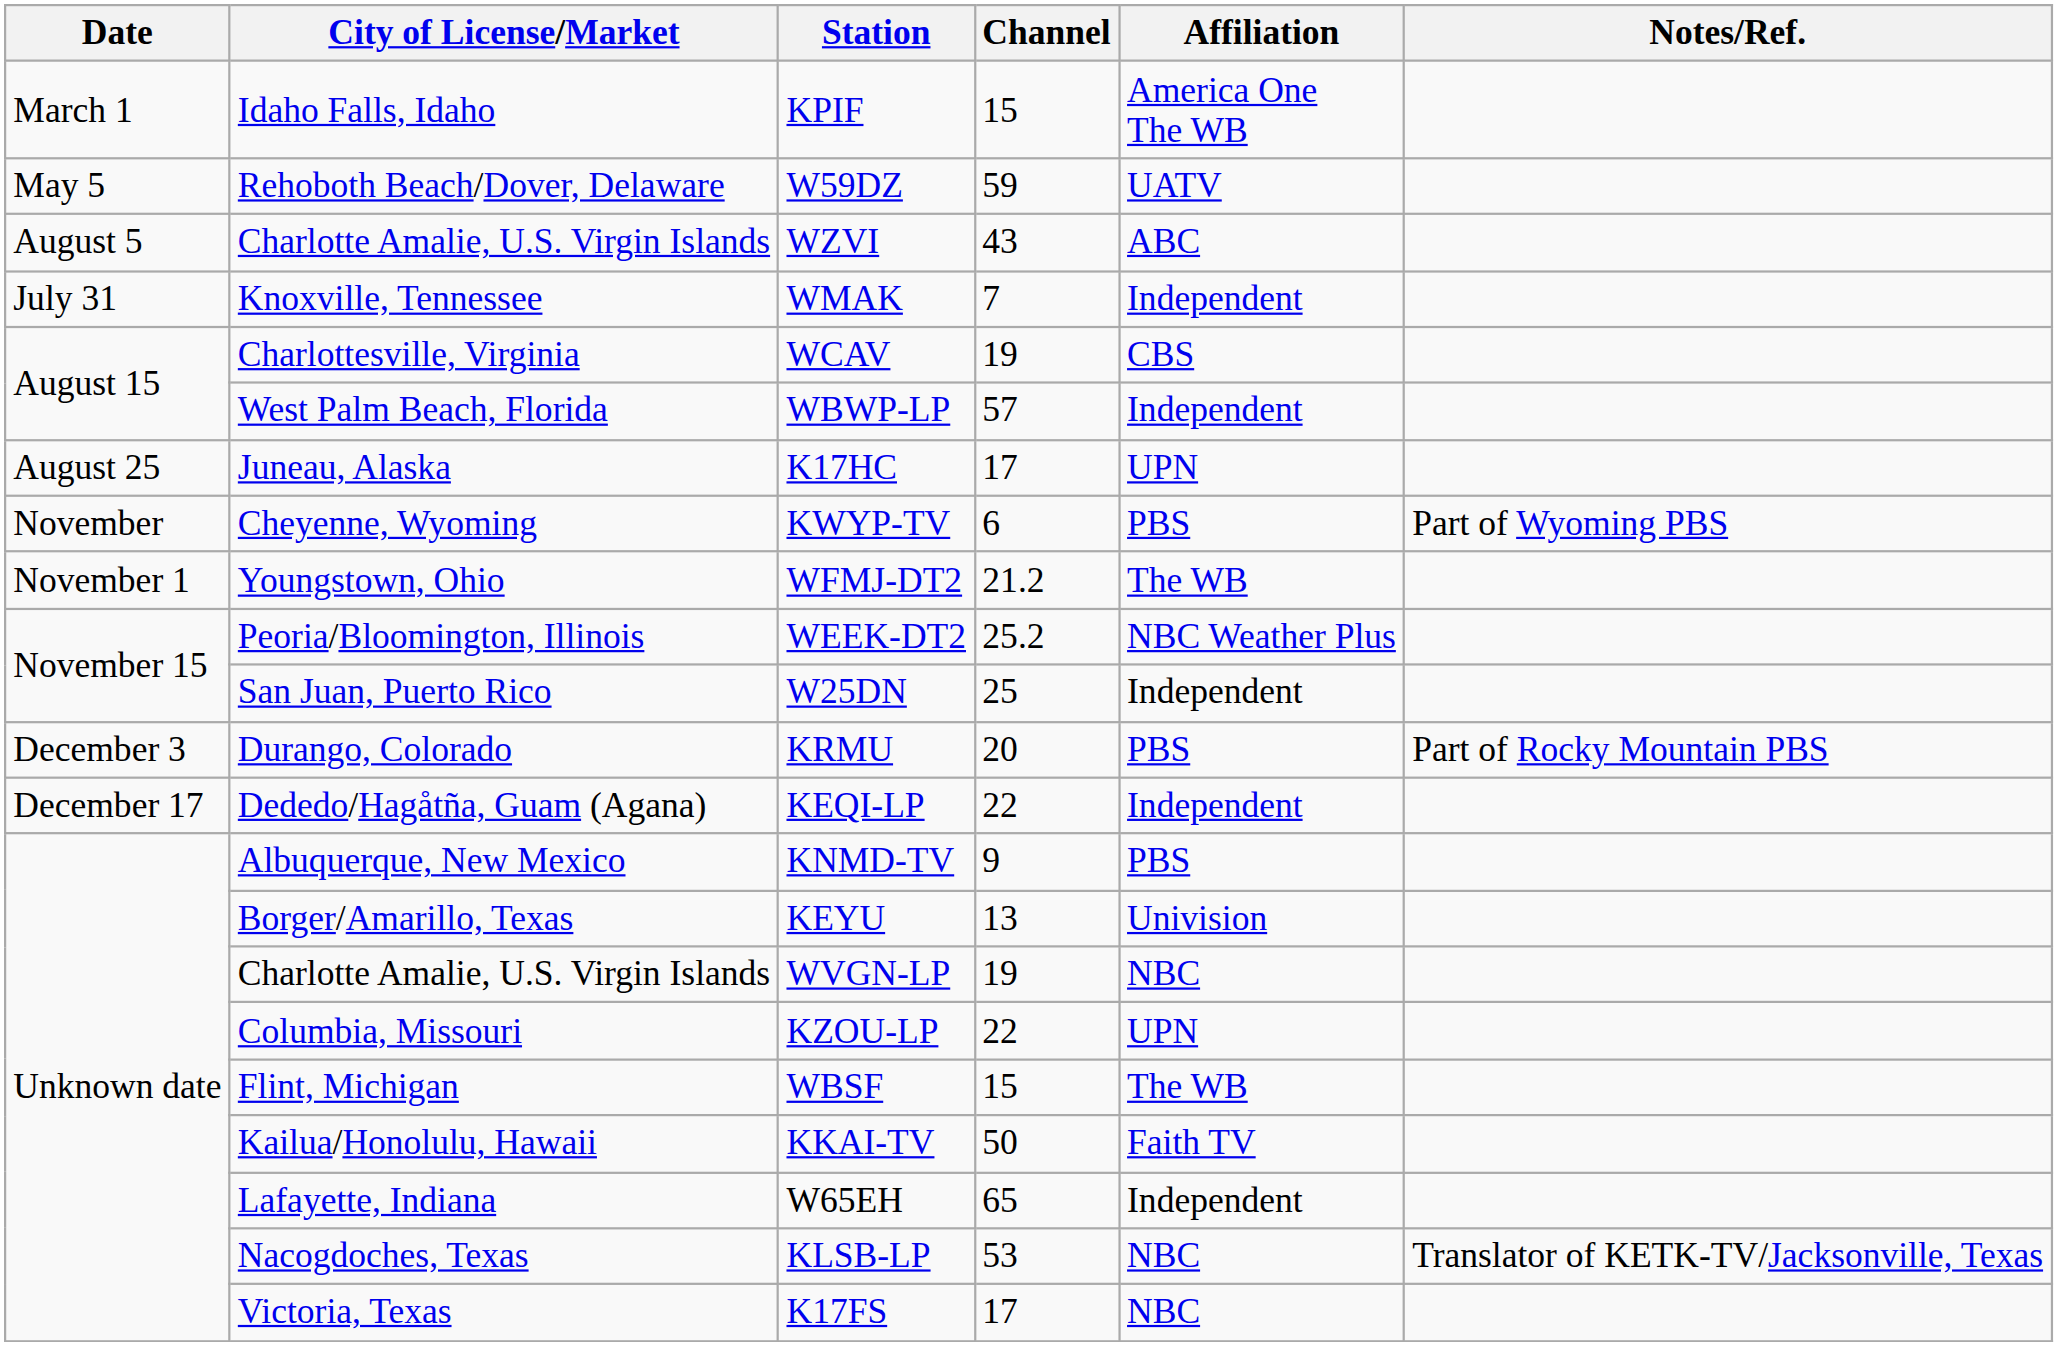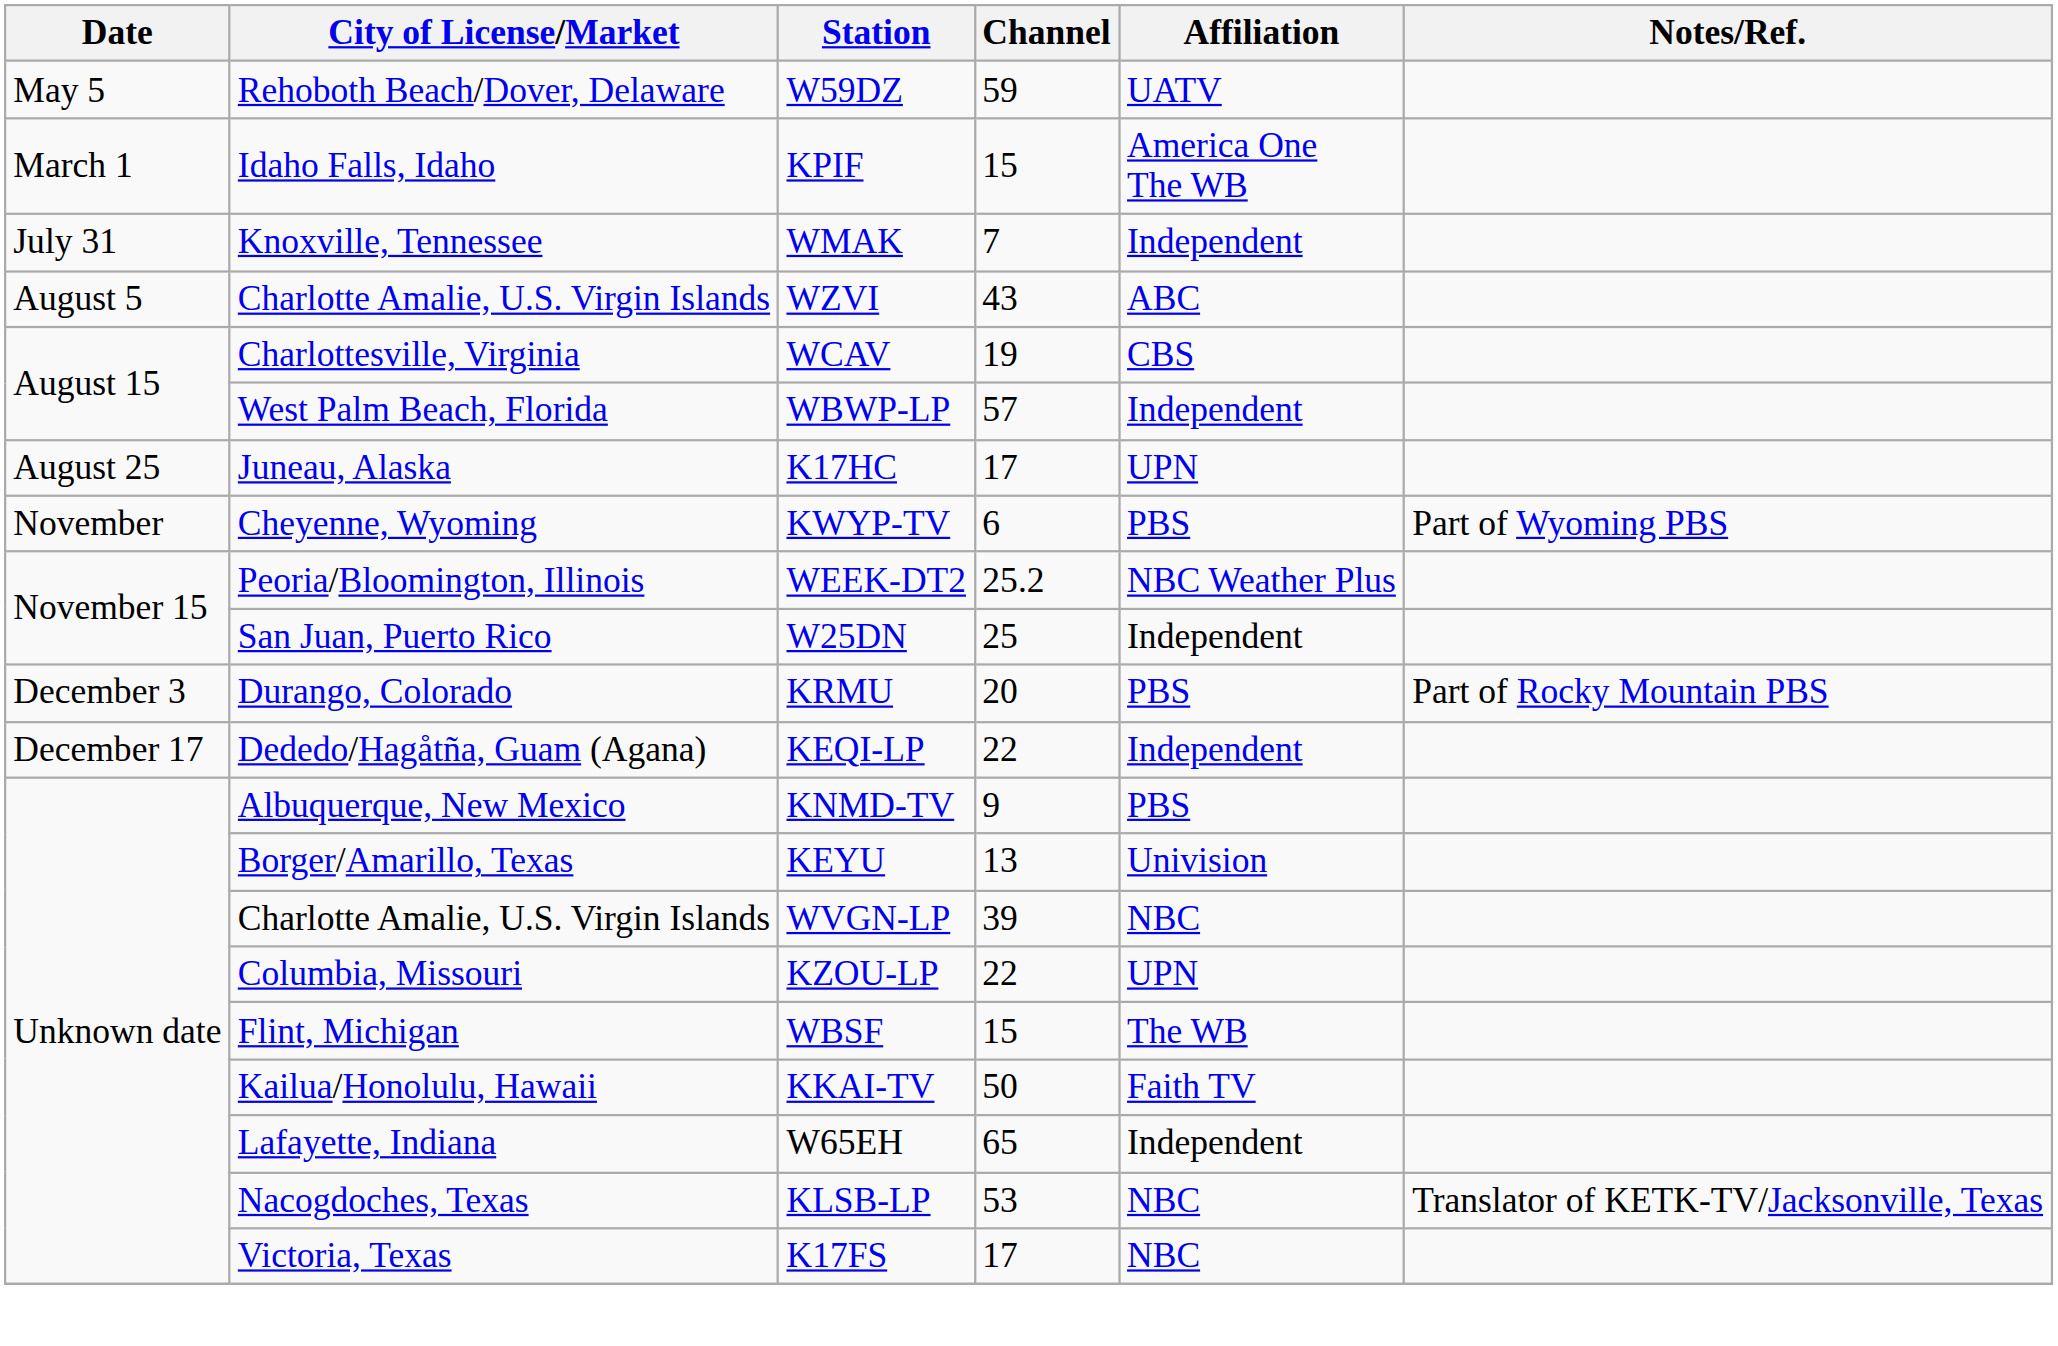rows swapped: (825, 108) <-> (845, 185)
rows swapped: (845, 297) <-> (833, 241)
- row: (874, 579)
(1000, 973) 19 -> (1000, 917) 39
